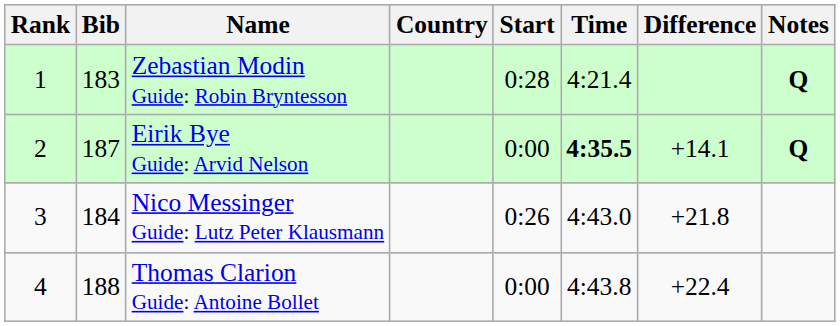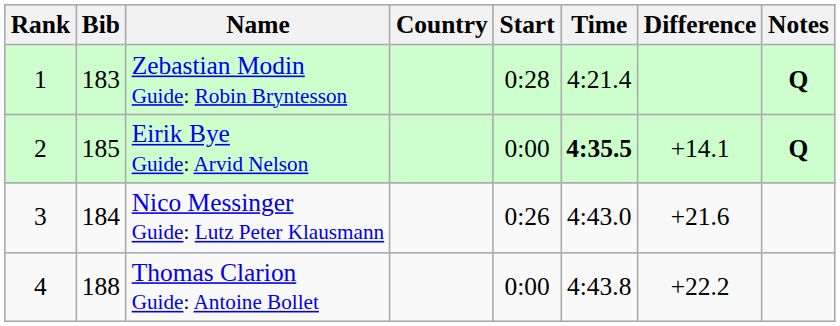(101, 148) 187 -> (101, 148) 185
(700, 217) +21.8 -> (700, 217) +21.6
(700, 286) +22.4 -> (700, 286) +22.2
